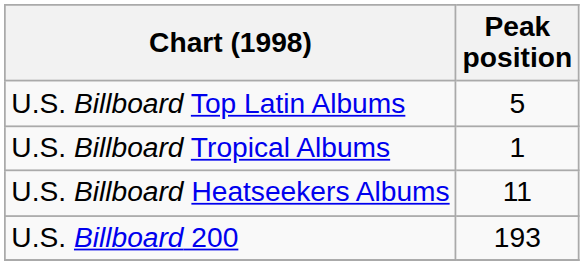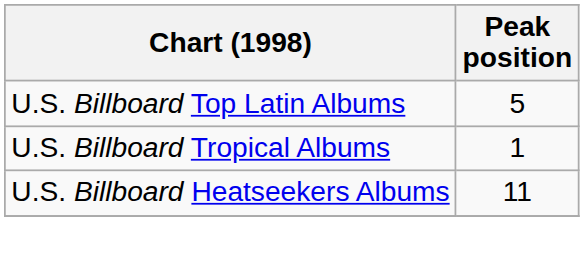- row: (125, 237)
